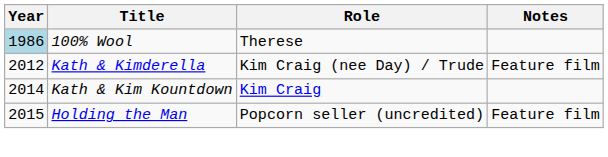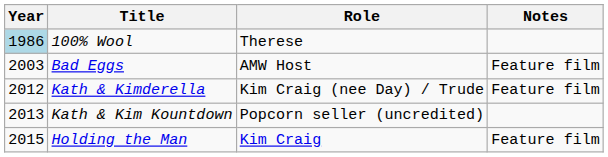+ row: (88, 66)
(26, 91) 2014 -> (26, 115) 2013
(280, 91) Kim Craig -> (362, 115) Popcorn seller (uncredited)
(362, 115) Popcorn seller (uncredited) -> (280, 140) Kim Craig
